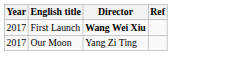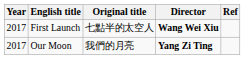+ column: (119, 12)
(111, 43) normal -> (185, 45) bold
